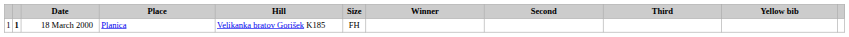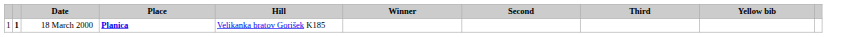- column: (354, 11)
(114, 25) normal -> (115, 25) bold
